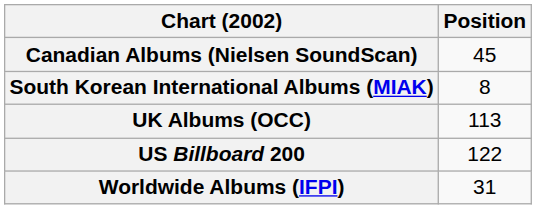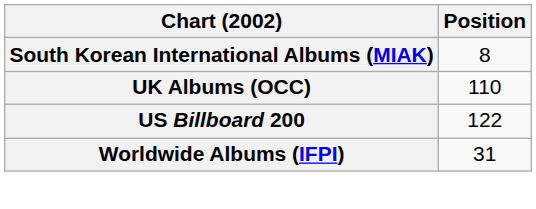- row: (222, 54)
(485, 120) 113 -> (485, 87) 110
